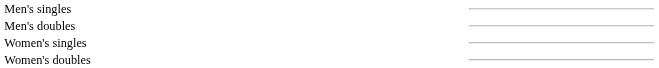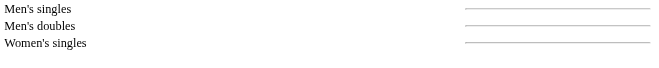- row: (48, 60)
